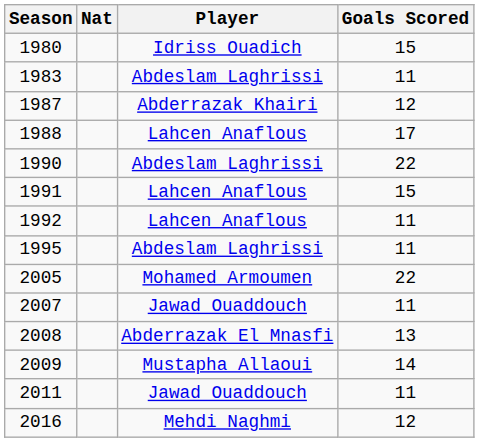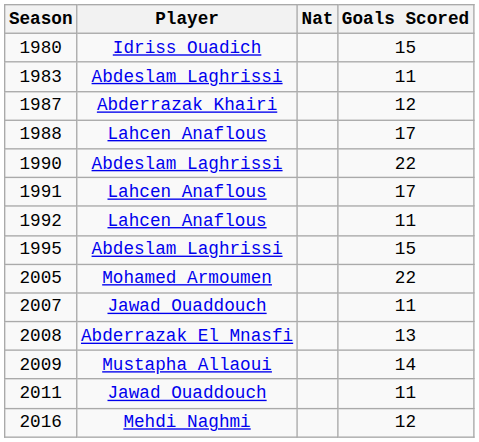columns swapped: (97, 19) <-> (227, 19)
(405, 192) 15 -> (405, 192) 17
(405, 250) 11 -> (405, 250) 15
